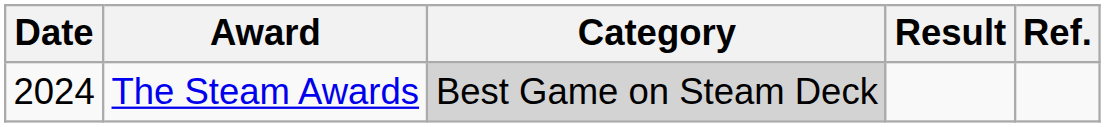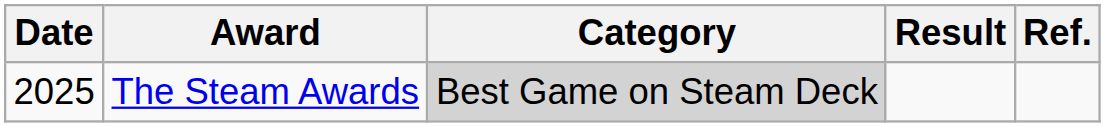(54, 91) 2024 -> (54, 91) 2025
